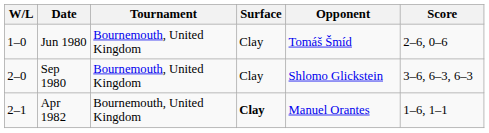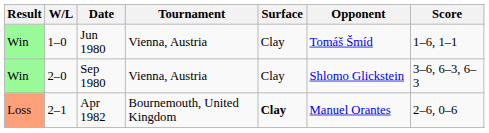+ column: (25, 14)
(148, 41) Bournemouth, United Kingdom -> (168, 41) Vienna, Austria
(425, 41) 2–6, 0–6 -> (435, 41) 1–6, 1–1
(148, 75) Bournemouth, United Kingdom -> (168, 75) Vienna, Austria
(425, 110) 1–6, 1–1 -> (435, 110) 2–6, 0–6
